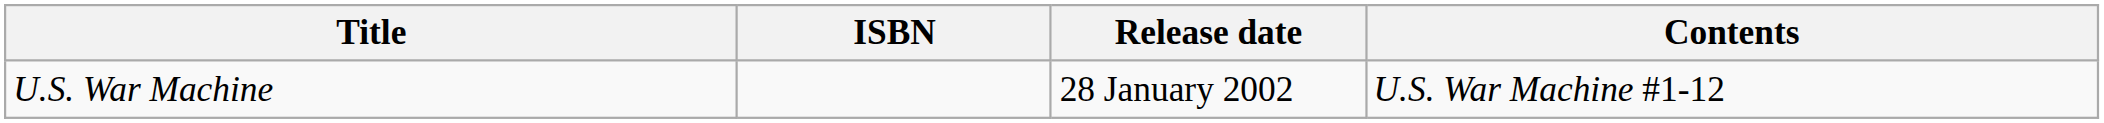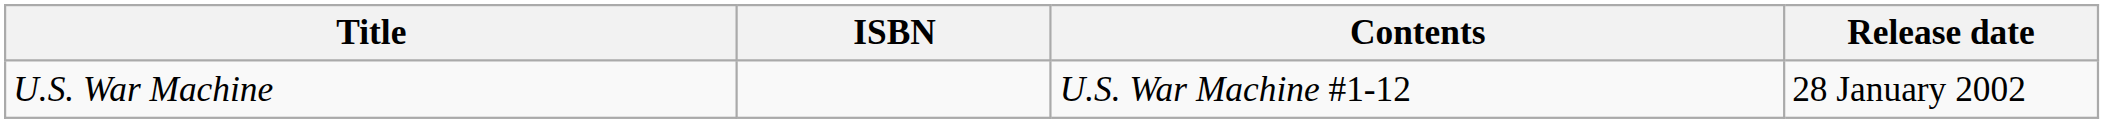columns swapped: (1208, 32) <-> (1732, 32)
